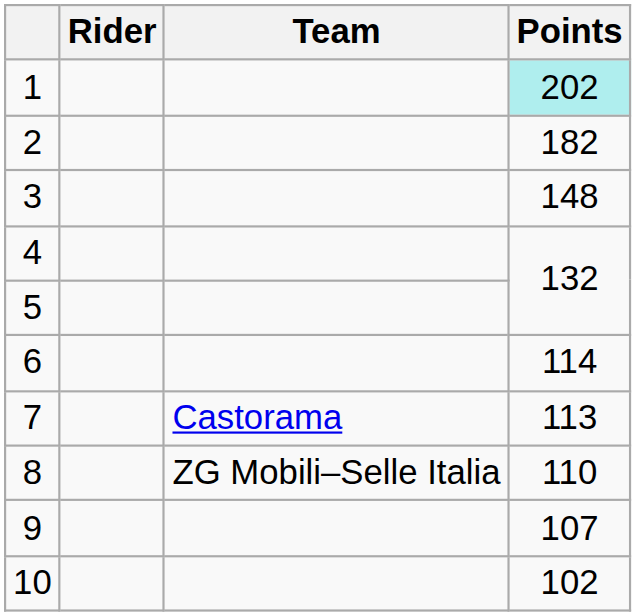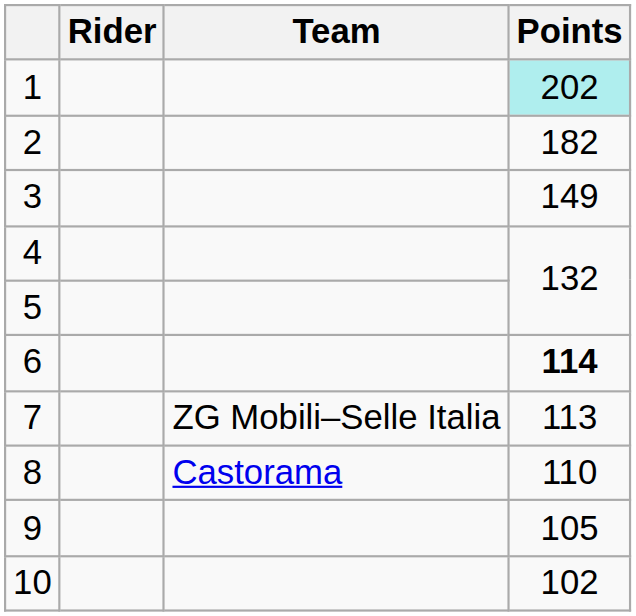(570, 197) 148 -> (570, 197) 149
(570, 362) normal -> (570, 362) bold
(257, 417) Castorama -> (337, 417) ZG Mobili–Selle Italia
(337, 472) ZG Mobili–Selle Italia -> (257, 472) Castorama
(570, 527) 107 -> (570, 527) 105
